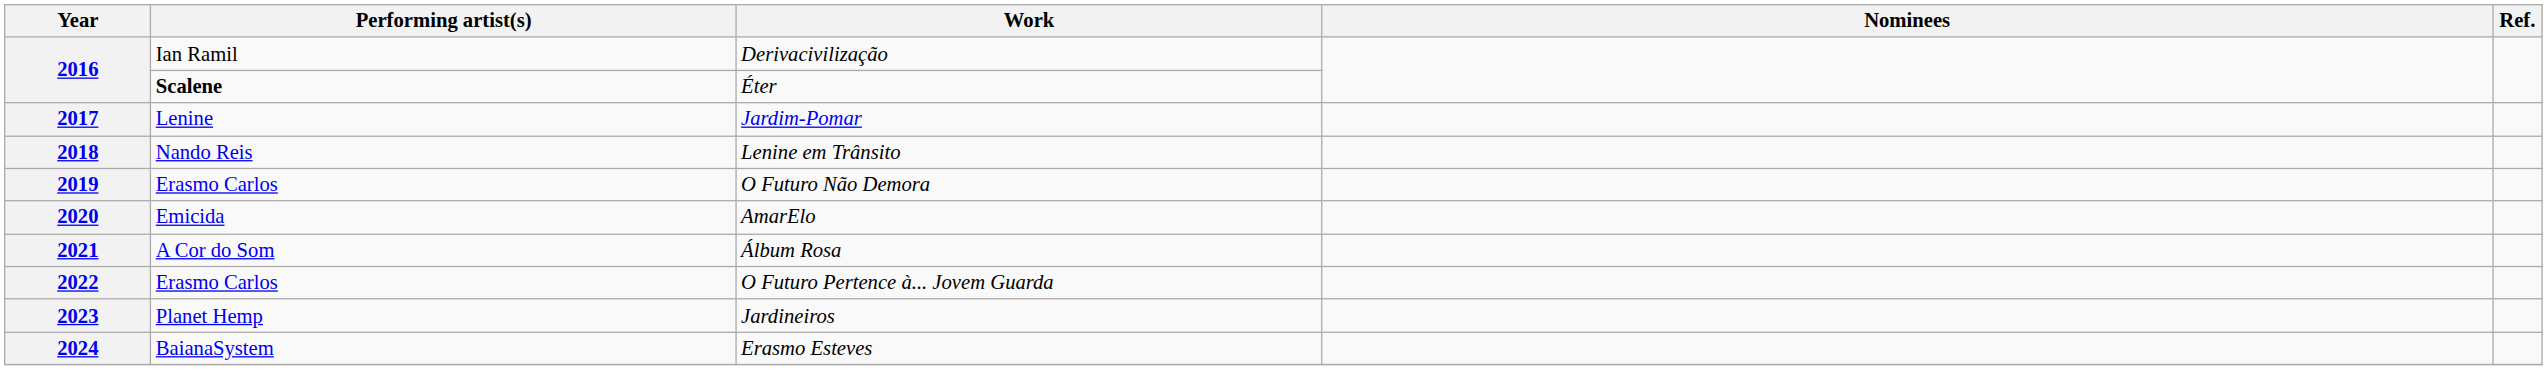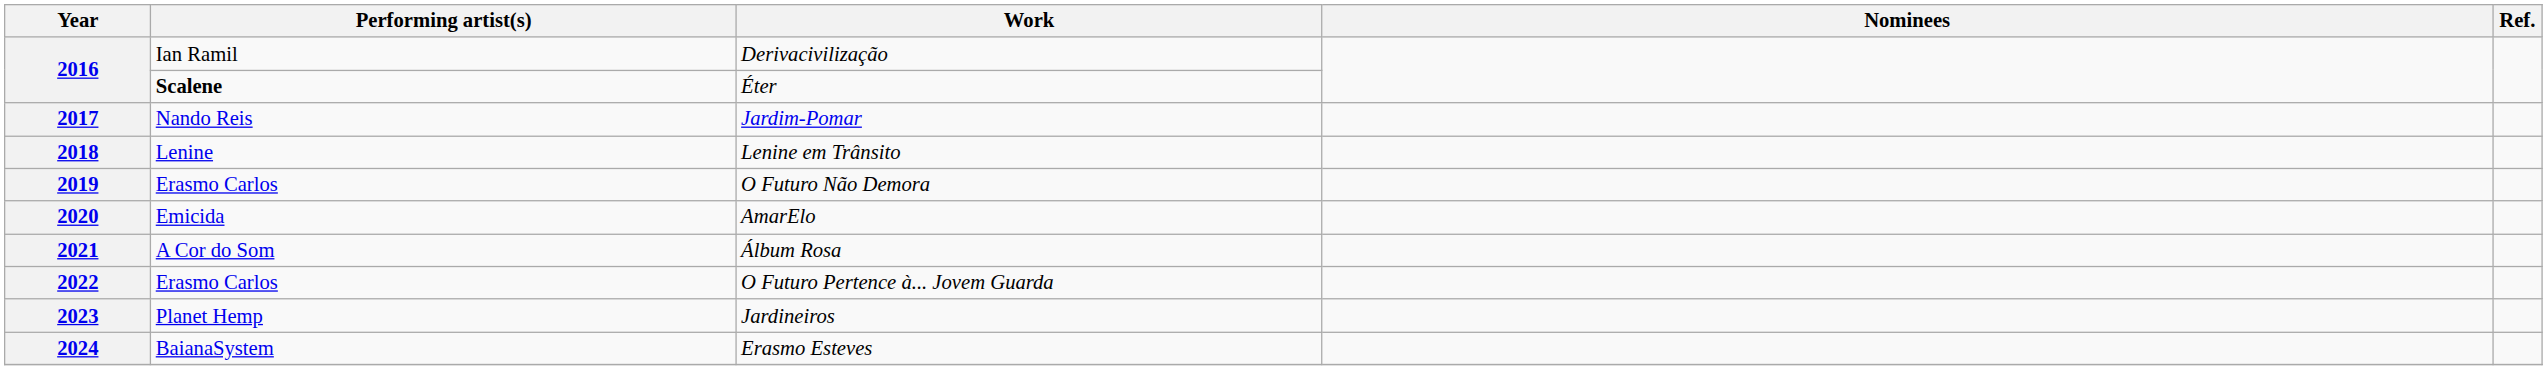(184, 119) Lenine -> (204, 119) Nando Reis
(204, 151) Nando Reis -> (184, 151) Lenine
